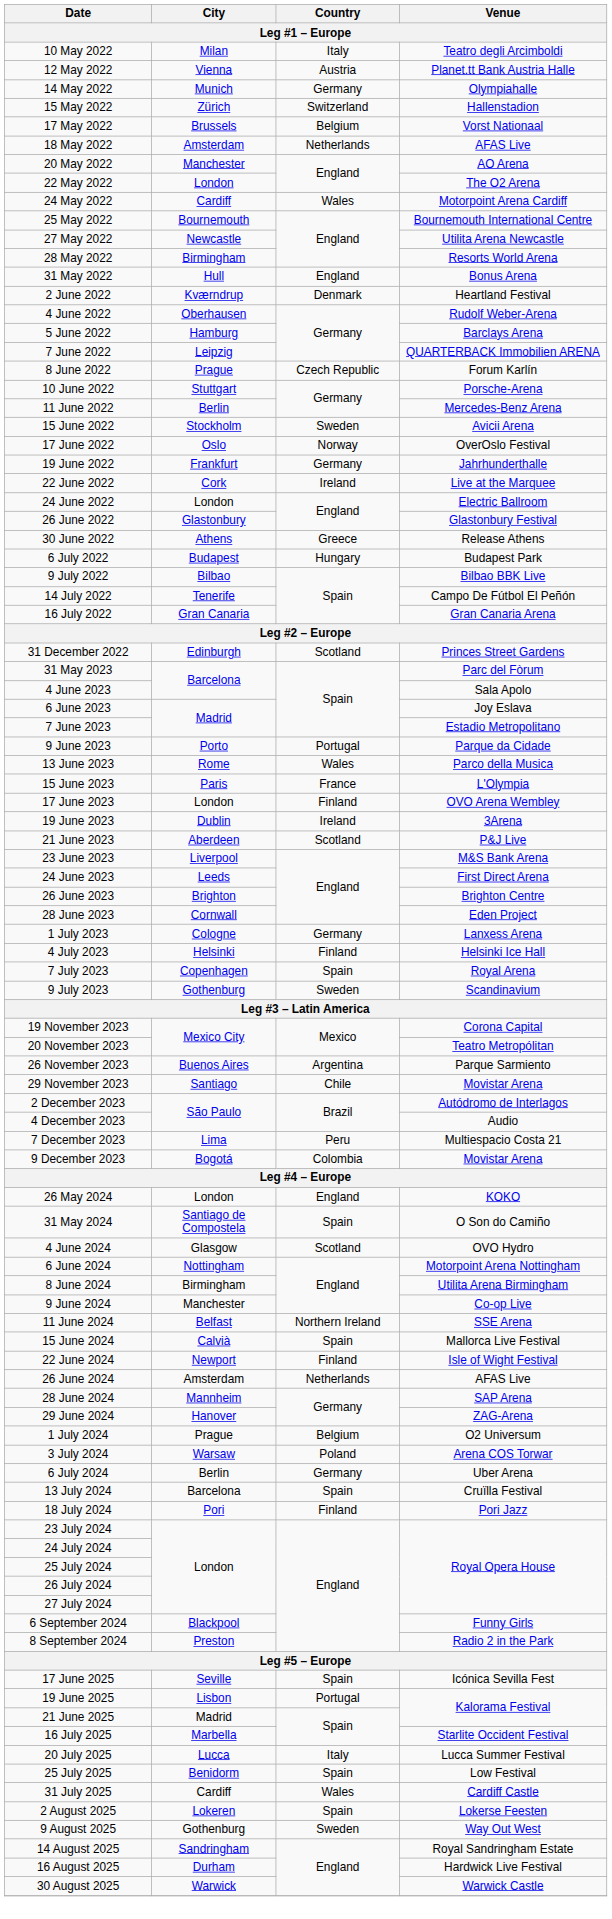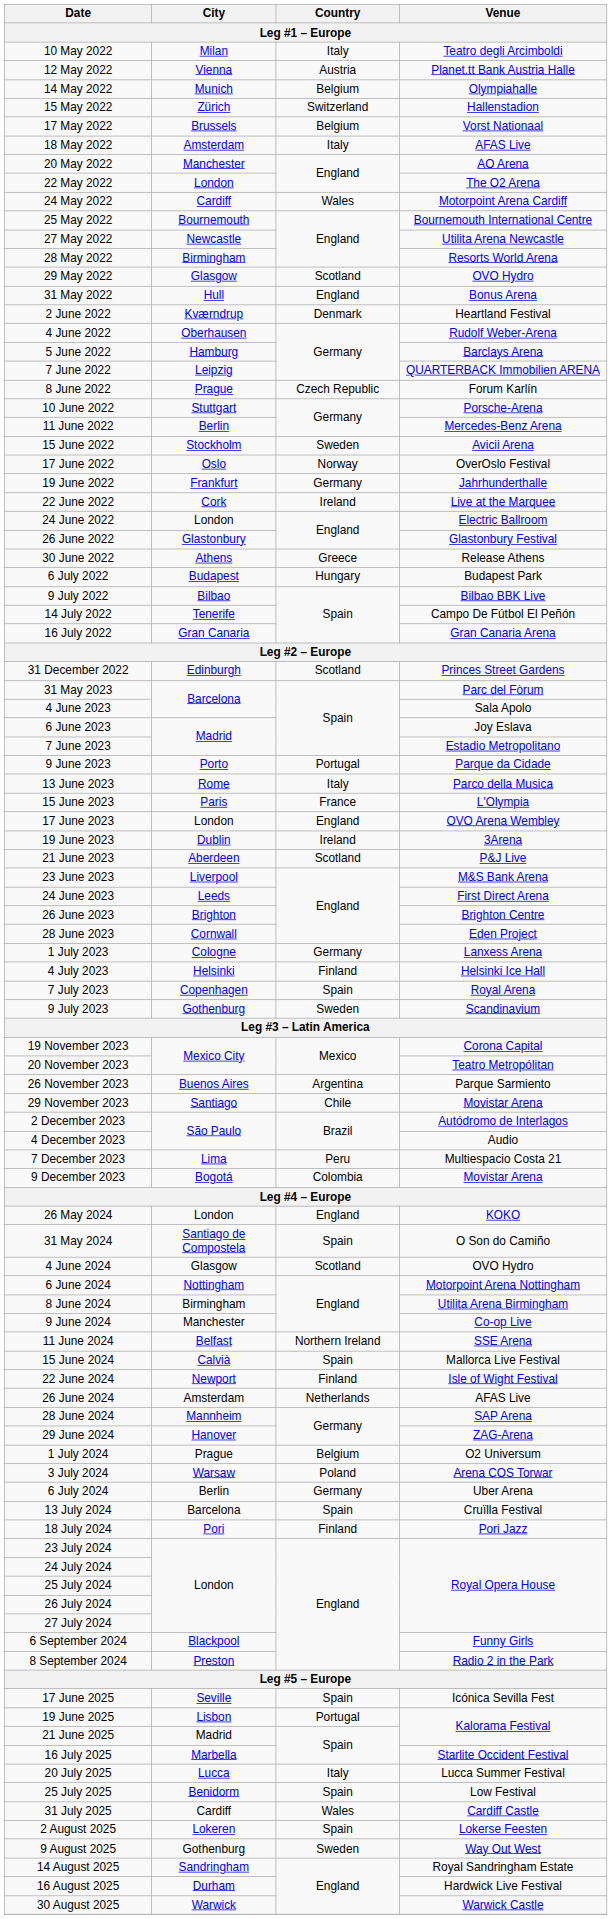(338, 88) Germany -> (338, 88) Belgium
(338, 145) Netherlands -> (338, 145) Italy
+ row: (78, 276)
(338, 764) Wales -> (338, 783) Italy
(338, 802) Finland -> (338, 821) England
